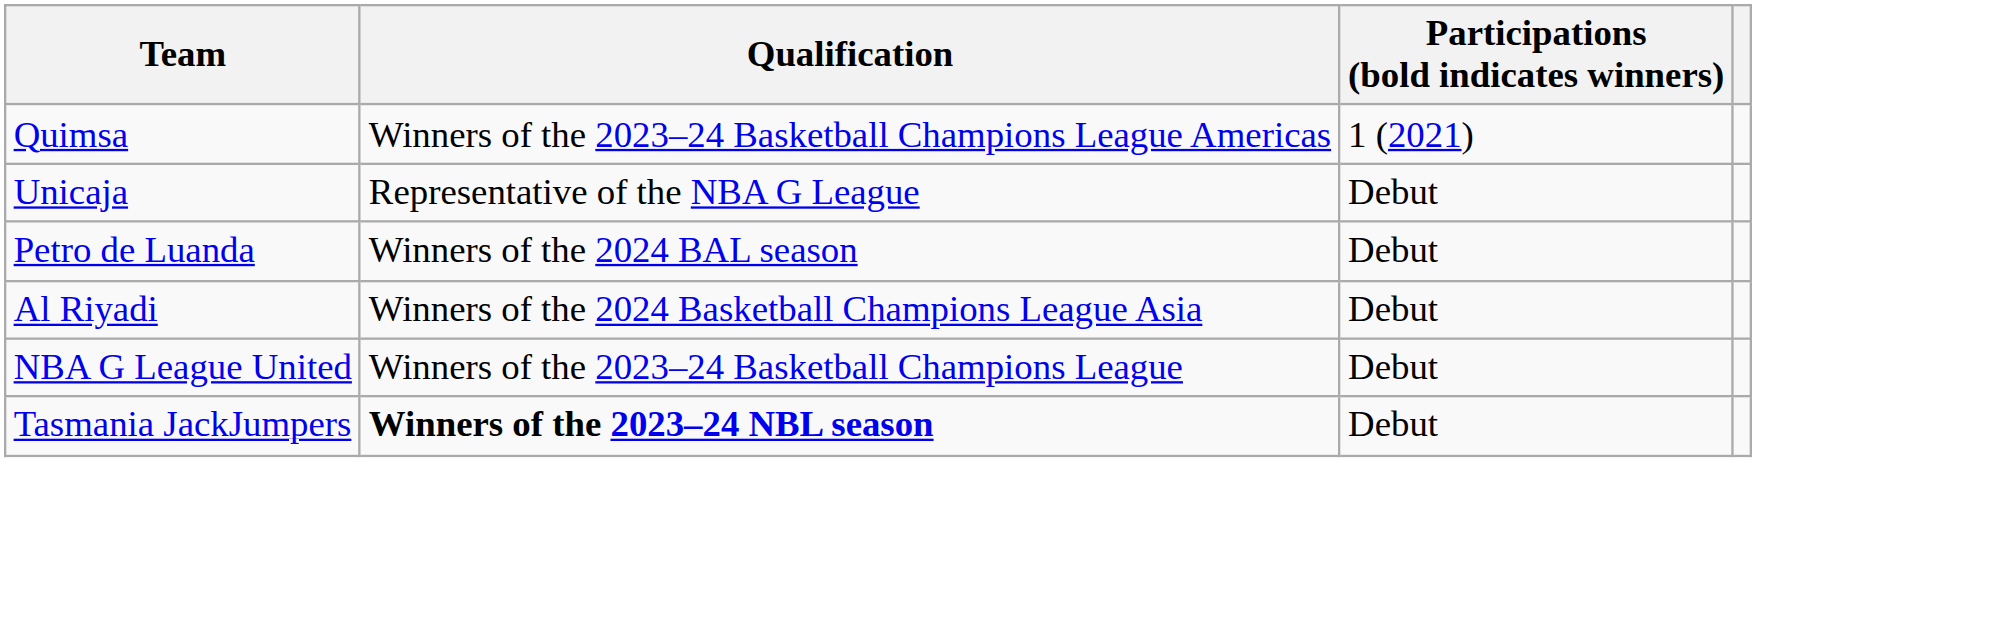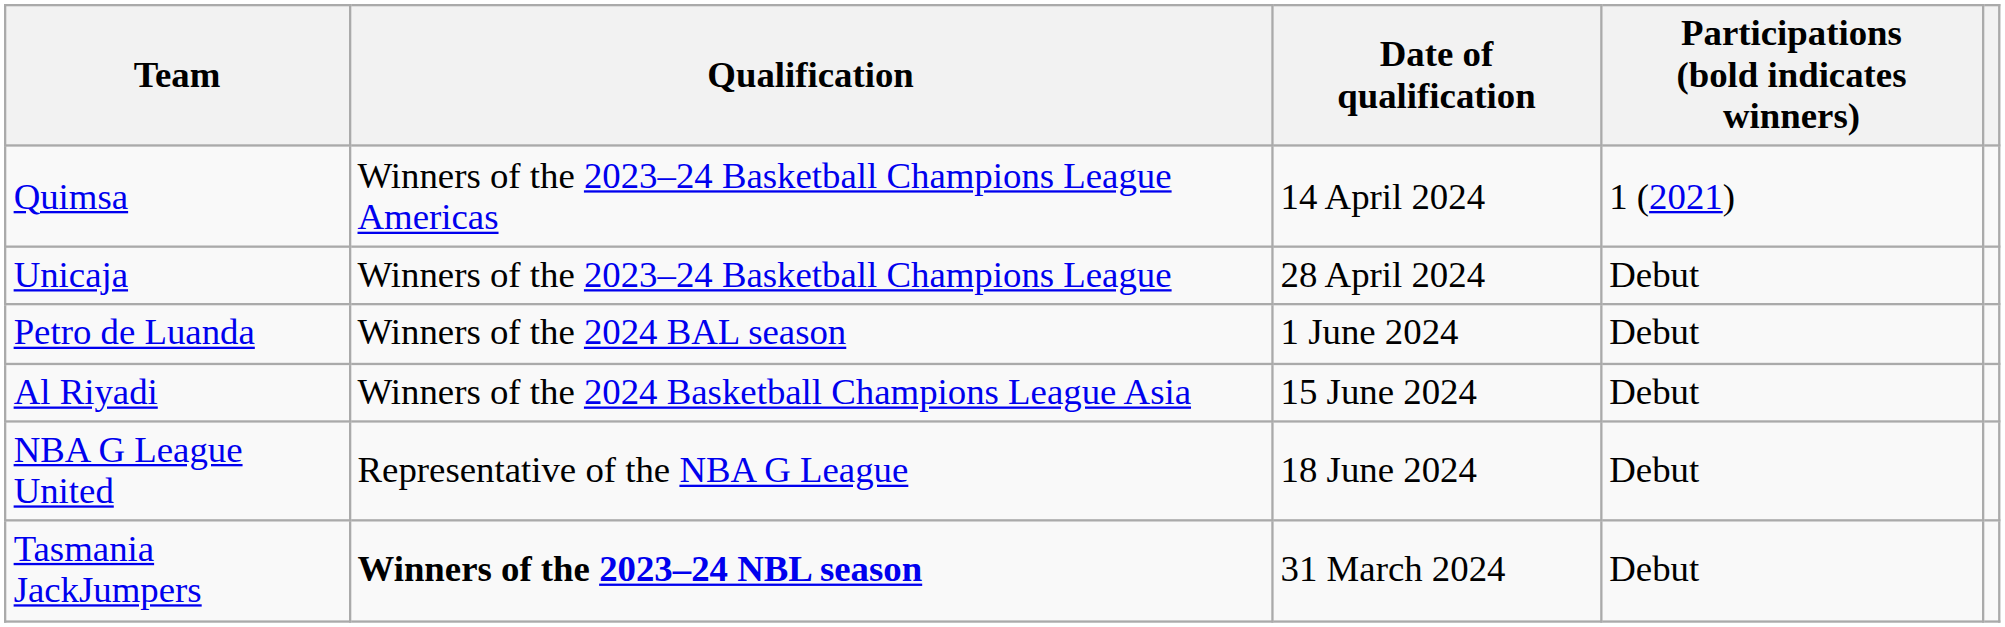+ column: (1436, 75)
(644, 191) Representative of the NBA G League -> (765, 274) Winners of the 2023–24 Basketball Champions League
(776, 366) Winners of the 2023–24 Basketball Champions League -> (633, 470) Representative of the NBA G League
